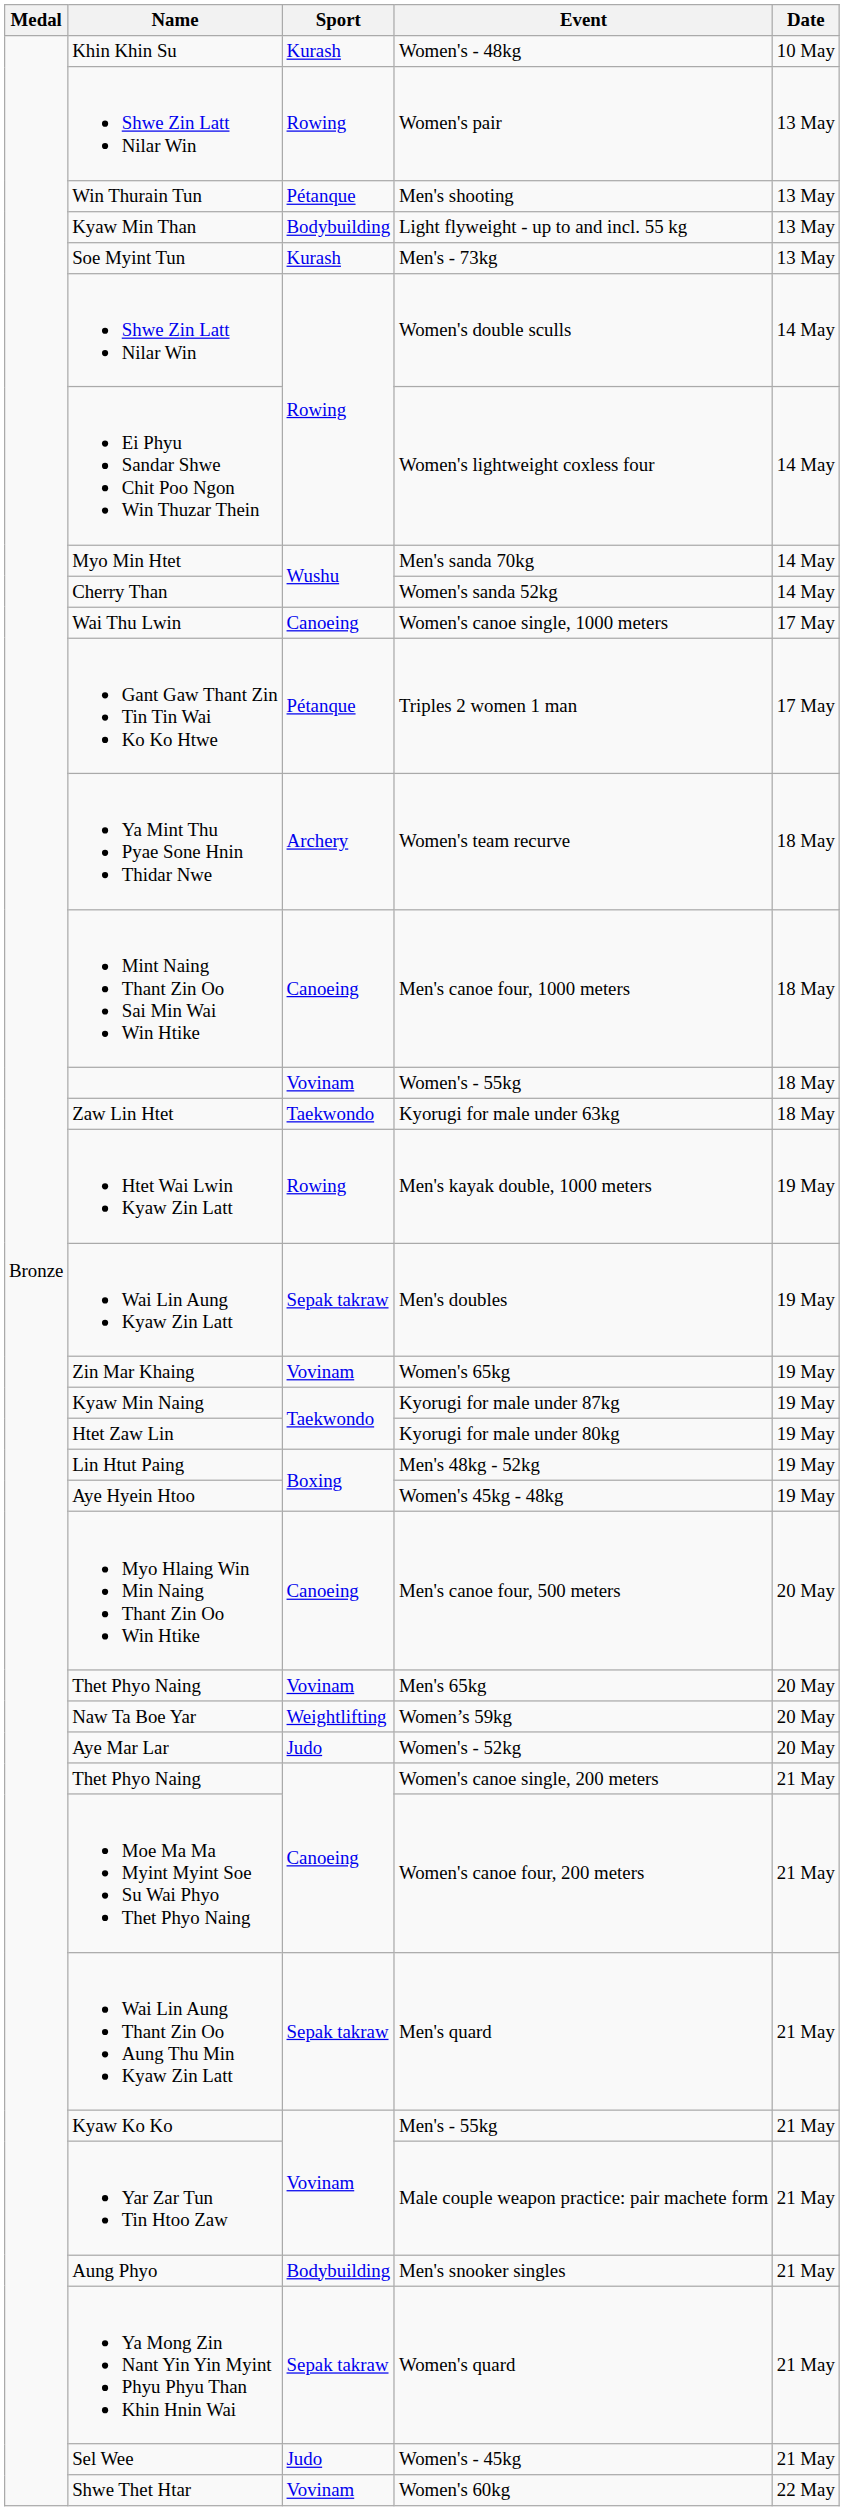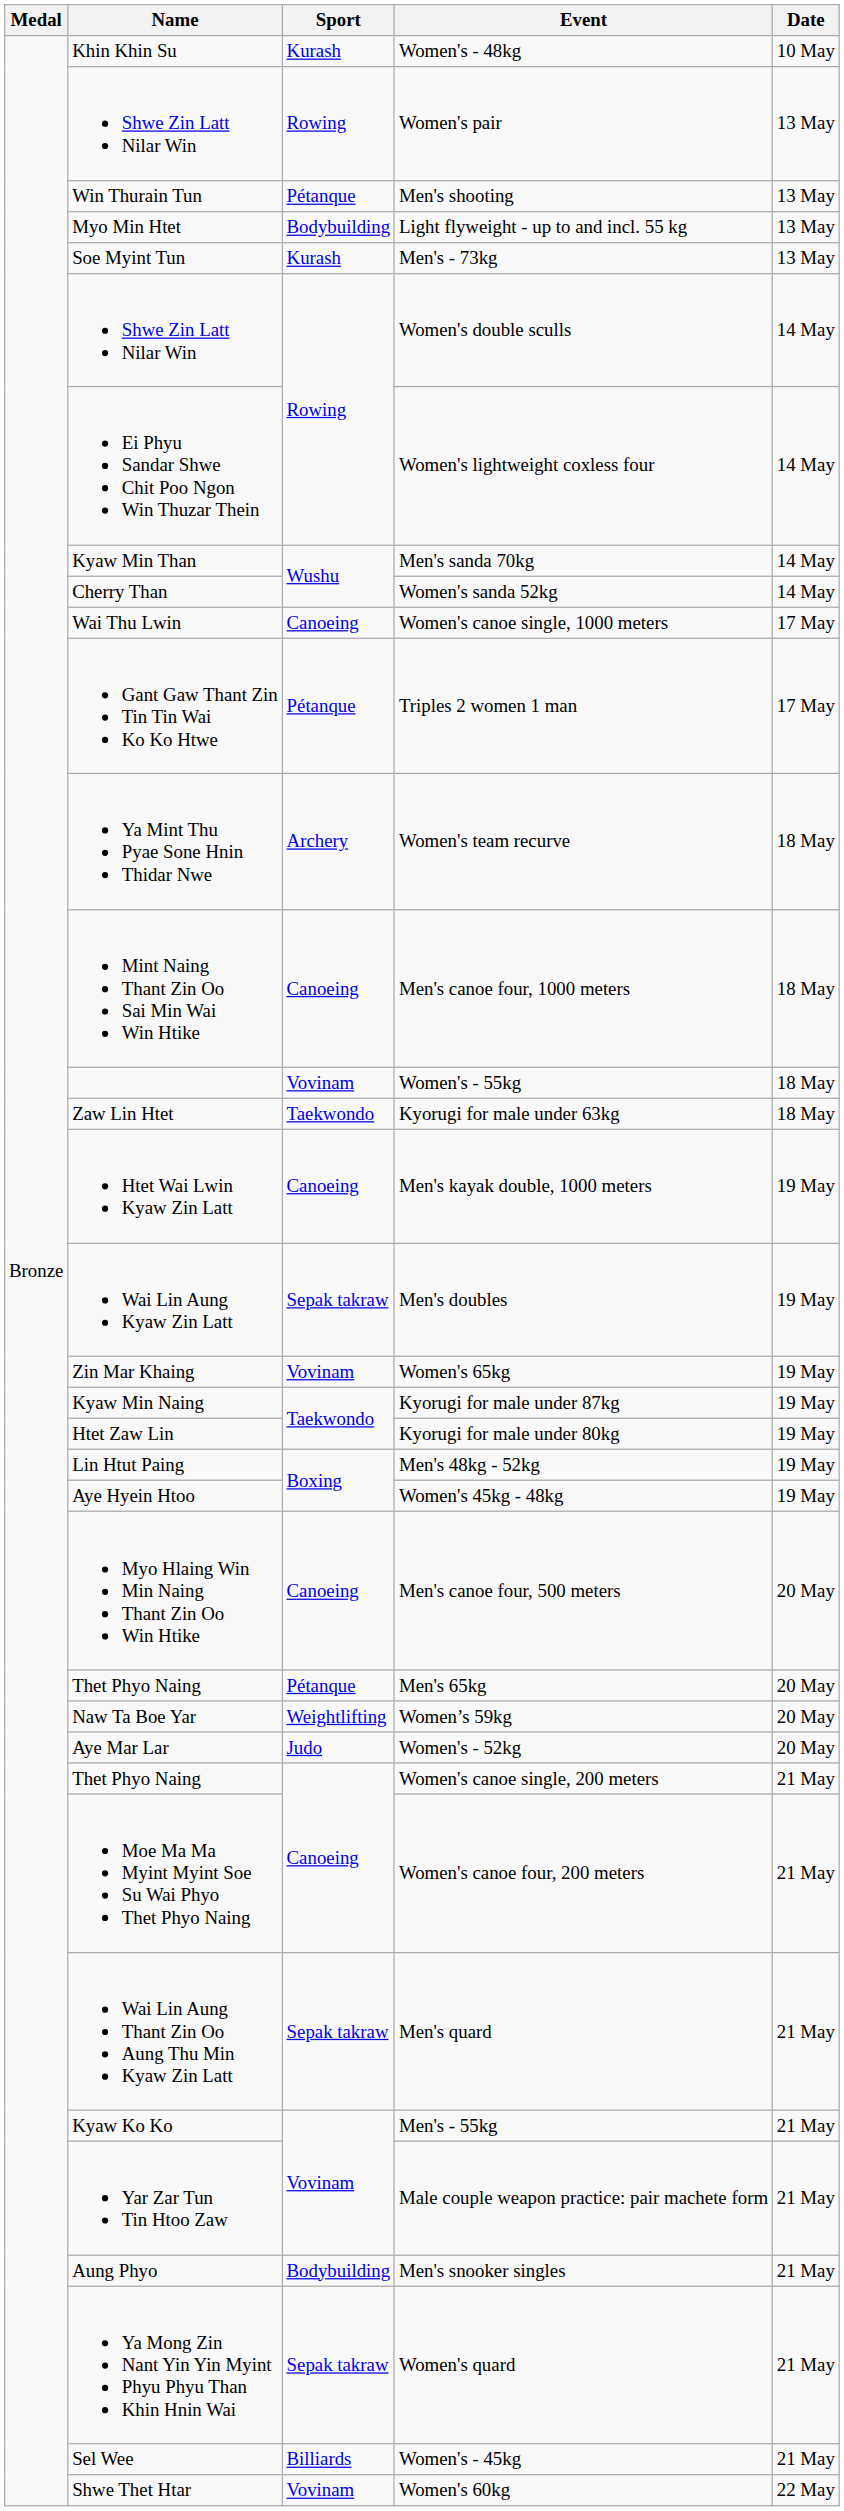(134, 226) Kyaw Min Than -> (127, 226) Myo Min Htet
(127, 560) Myo Min Htet -> (134, 560) Kyaw Min Than
(316, 1186) Rowing -> (323, 1186) Canoeing
(320, 1685) Vovinam -> (321, 1685) Pétanque
(304, 2459) Judo -> (319, 2459) Billiards
